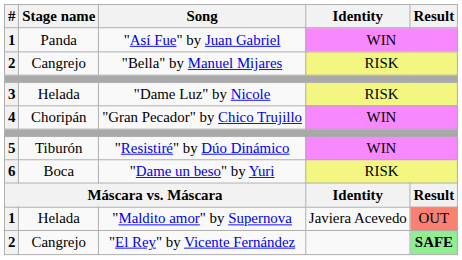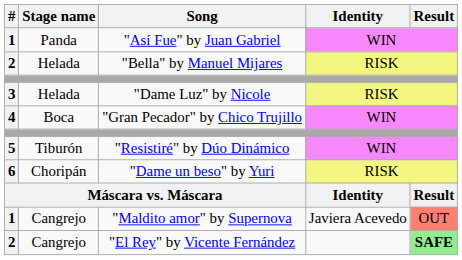(59, 63) Cangrejo -> (59, 63) Helada
(59, 117) Choripán -> (59, 117) Boca
(59, 171) Boca -> (59, 171) Choripán
(59, 218) Helada -> (59, 218) Cangrejo
